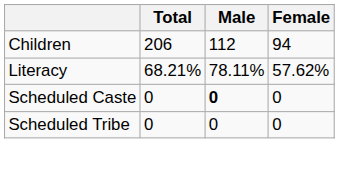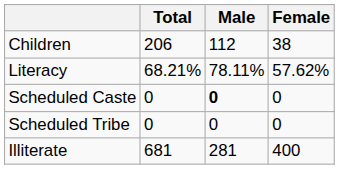(282, 44) 94 -> (282, 44) 38
+ row: (38, 151)
